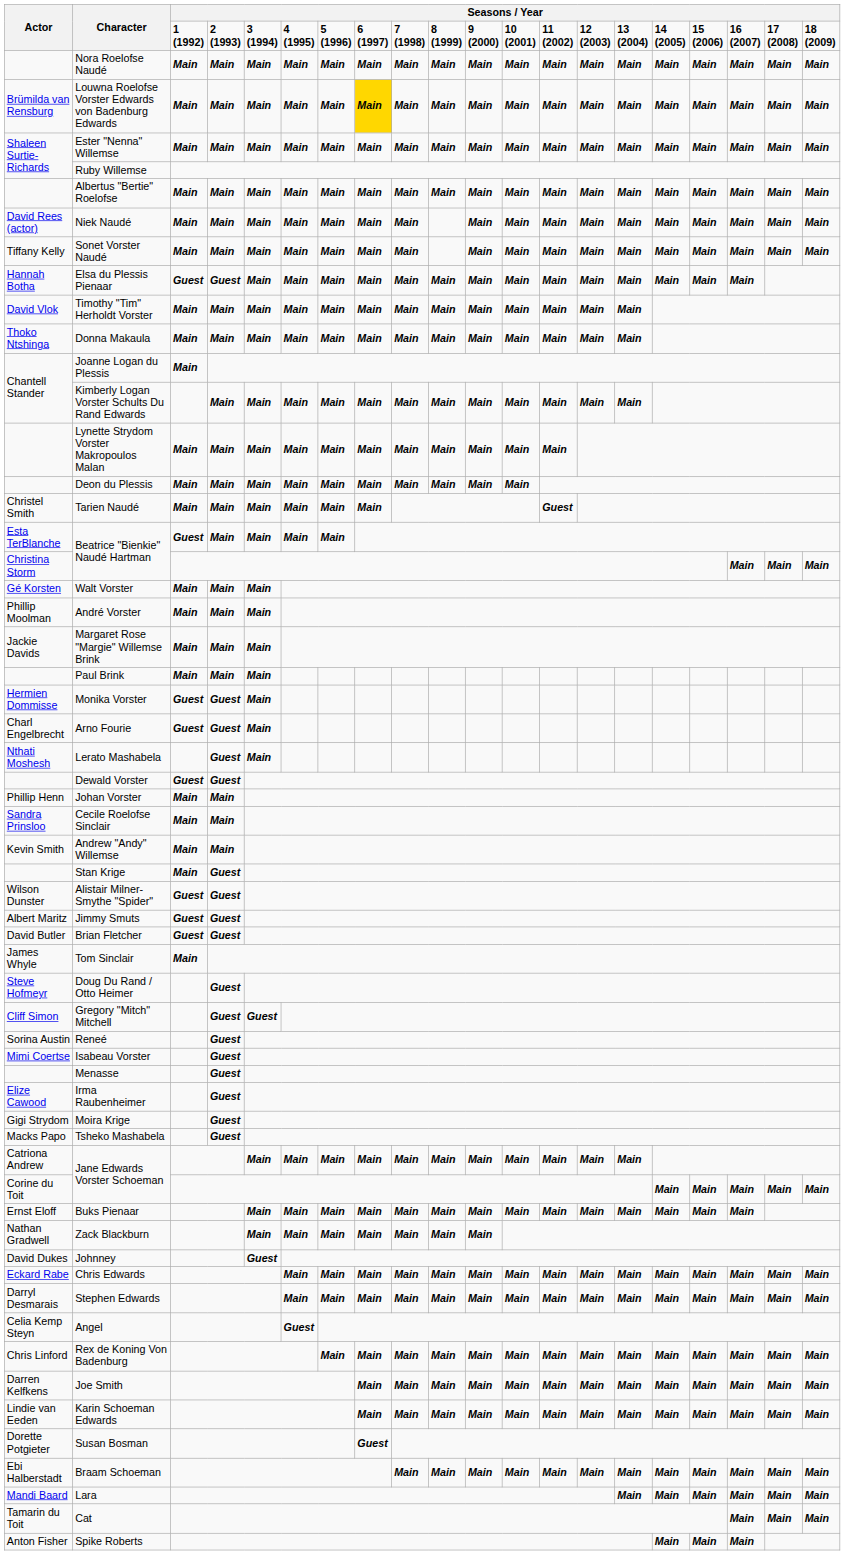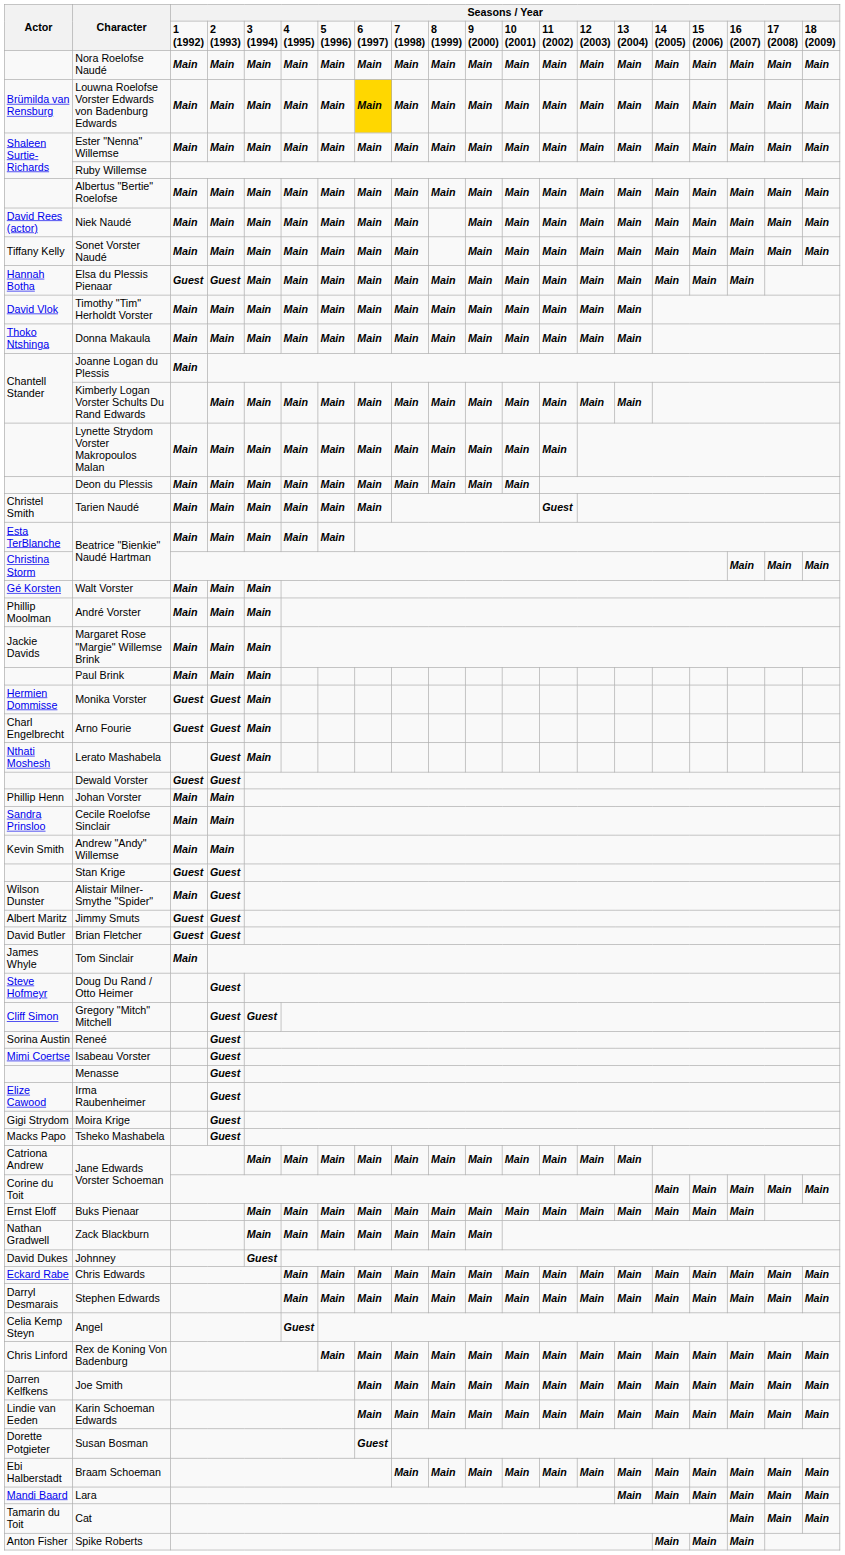(188, 537) Guest -> (185, 537) Main
(185, 872) Main -> (188, 872) Guest
(188, 895) Guest -> (185, 895) Main
